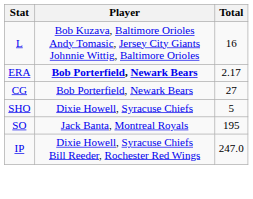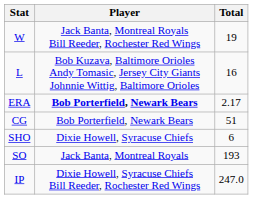+ row: (19, 36)
(231, 90) 27 -> (231, 120) 51
(231, 108) 5 -> (231, 138) 6
(231, 125) 195 -> (231, 155) 193
